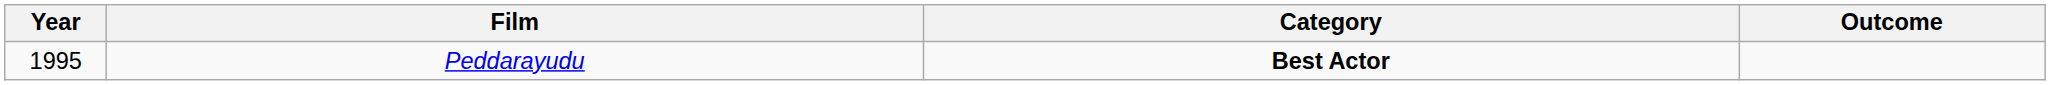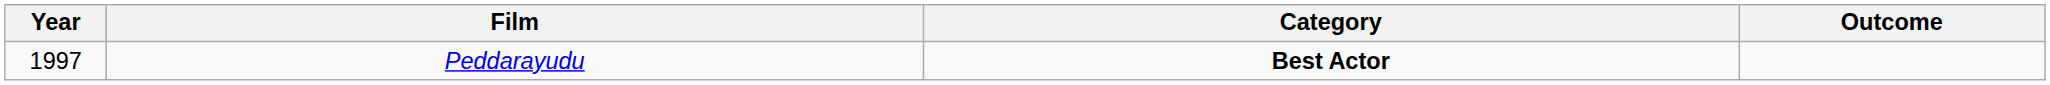(56, 60) 1995 -> (56, 60) 1997
